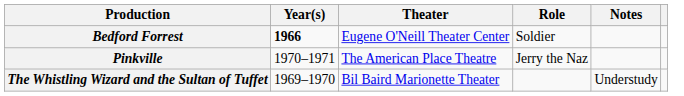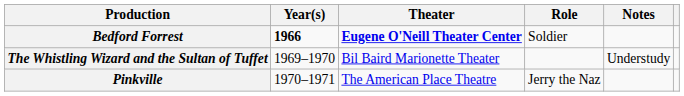(425, 36) normal -> (432, 36) bold
rows swapped: (138, 79) <-> (138, 58)
